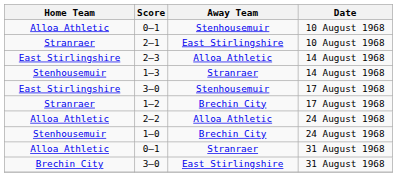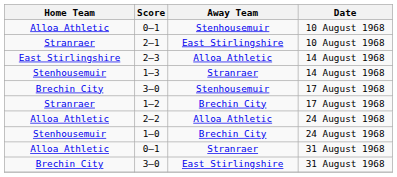(70, 88) East Stirlingshire -> (70, 88) Brechin City
